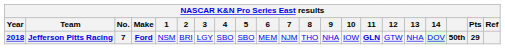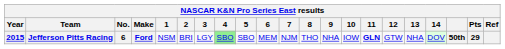(15, 37) 2018 -> (15, 37) 2015
(123, 37) 7 -> (123, 37) 6
(225, 37) no background -> (225, 37) lightgreen background
